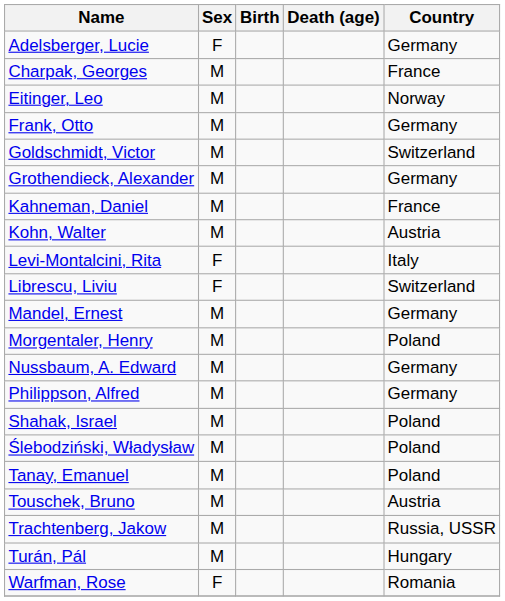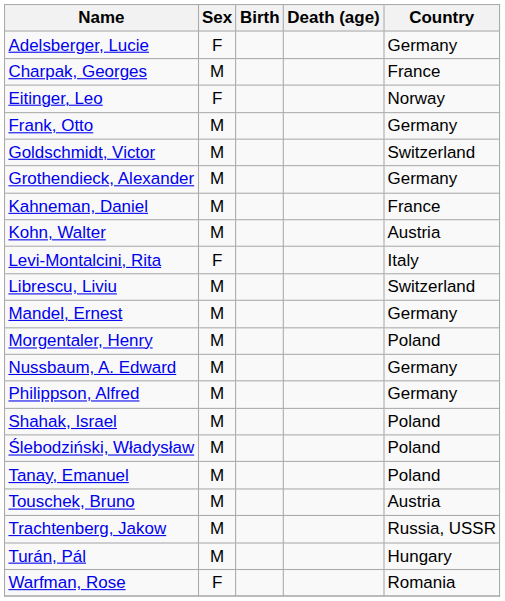(217, 98) M -> (217, 98) F
(217, 286) F -> (217, 286) M
